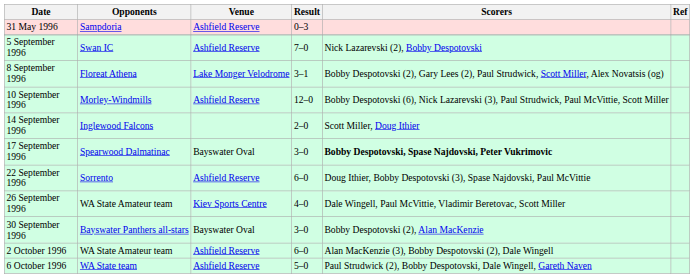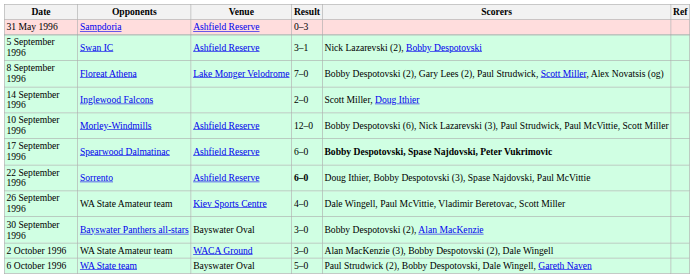(301, 47) 7–0 -> (301, 47) 3–1
(301, 73) 3–1 -> (301, 73) 7–0
rows swapped: (33, 100) <-> (33, 126)
(224, 152) Bayswater Oval -> (226, 152) Ashfield Reserve
(301, 152) 3–0 -> (301, 152) 6–0
(301, 178) normal -> (301, 178) bold
(226, 250) Ashfield Reserve -> (223, 250) WACA Ground
(301, 250) 6–0 -> (301, 250) 3–0
(226, 265) Ashfield Reserve -> (224, 265) Bayswater Oval
